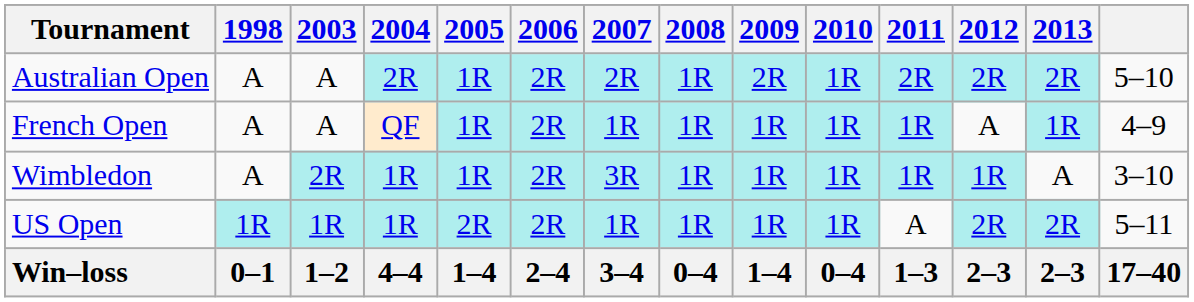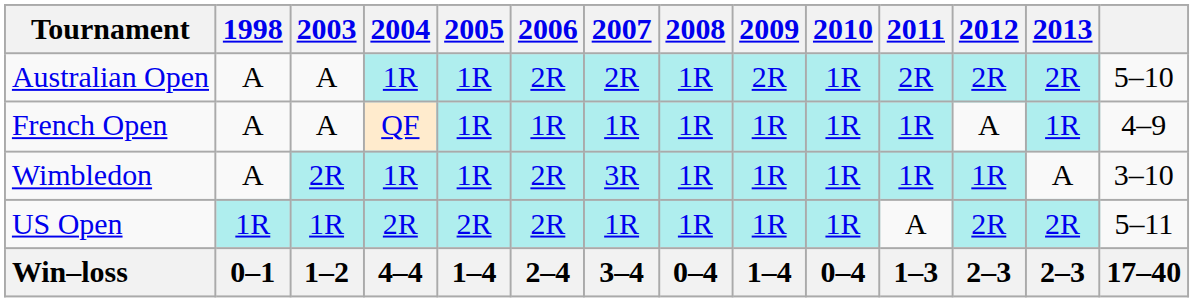(400, 76) 2R -> (400, 76) 1R
(548, 125) 2R -> (548, 125) 1R
(400, 222) 1R -> (400, 222) 2R
